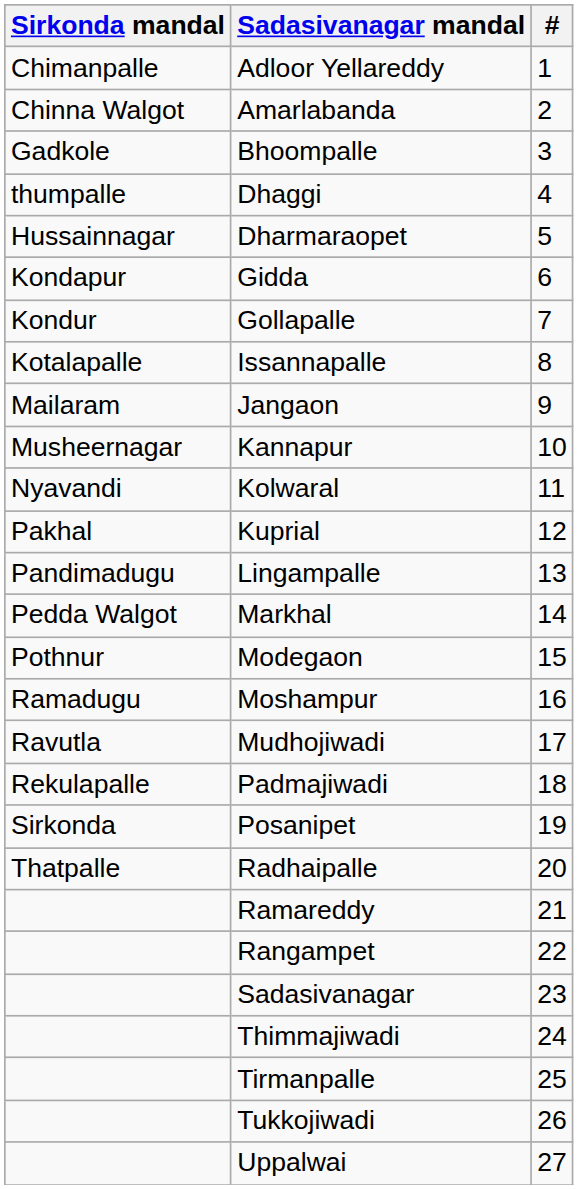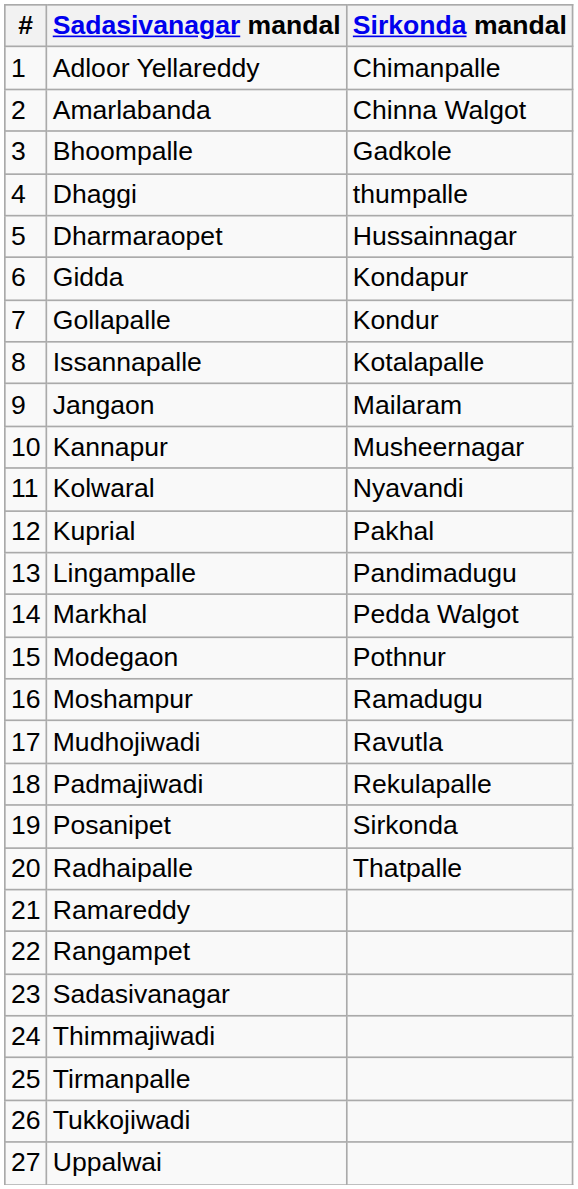columns swapped: (552, 25) <-> (118, 25)
